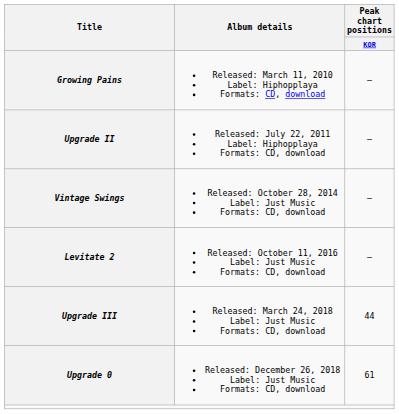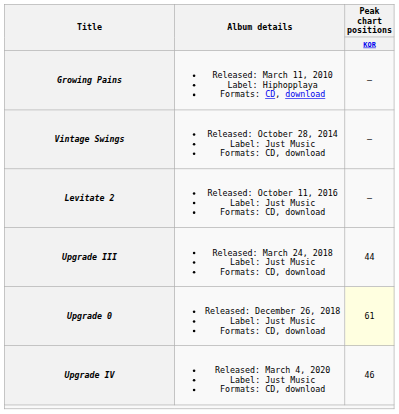- row: (89, 139)
(370, 375) no background -> (370, 316) lightyellow background
+ row: (89, 375)
